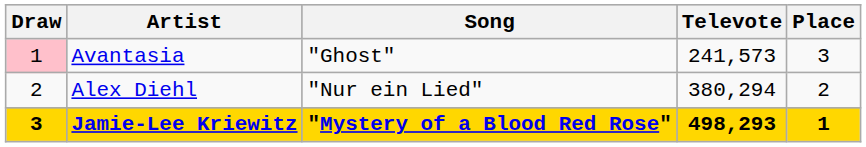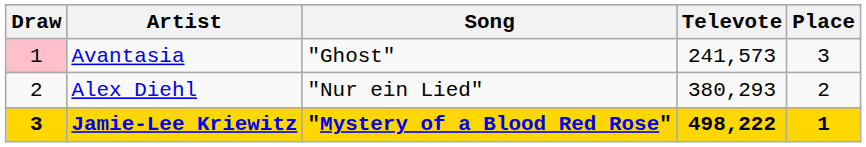(732, 90) 380,294 -> (732, 90) 380,293
(732, 124) 498,293 -> (732, 124) 498,222
